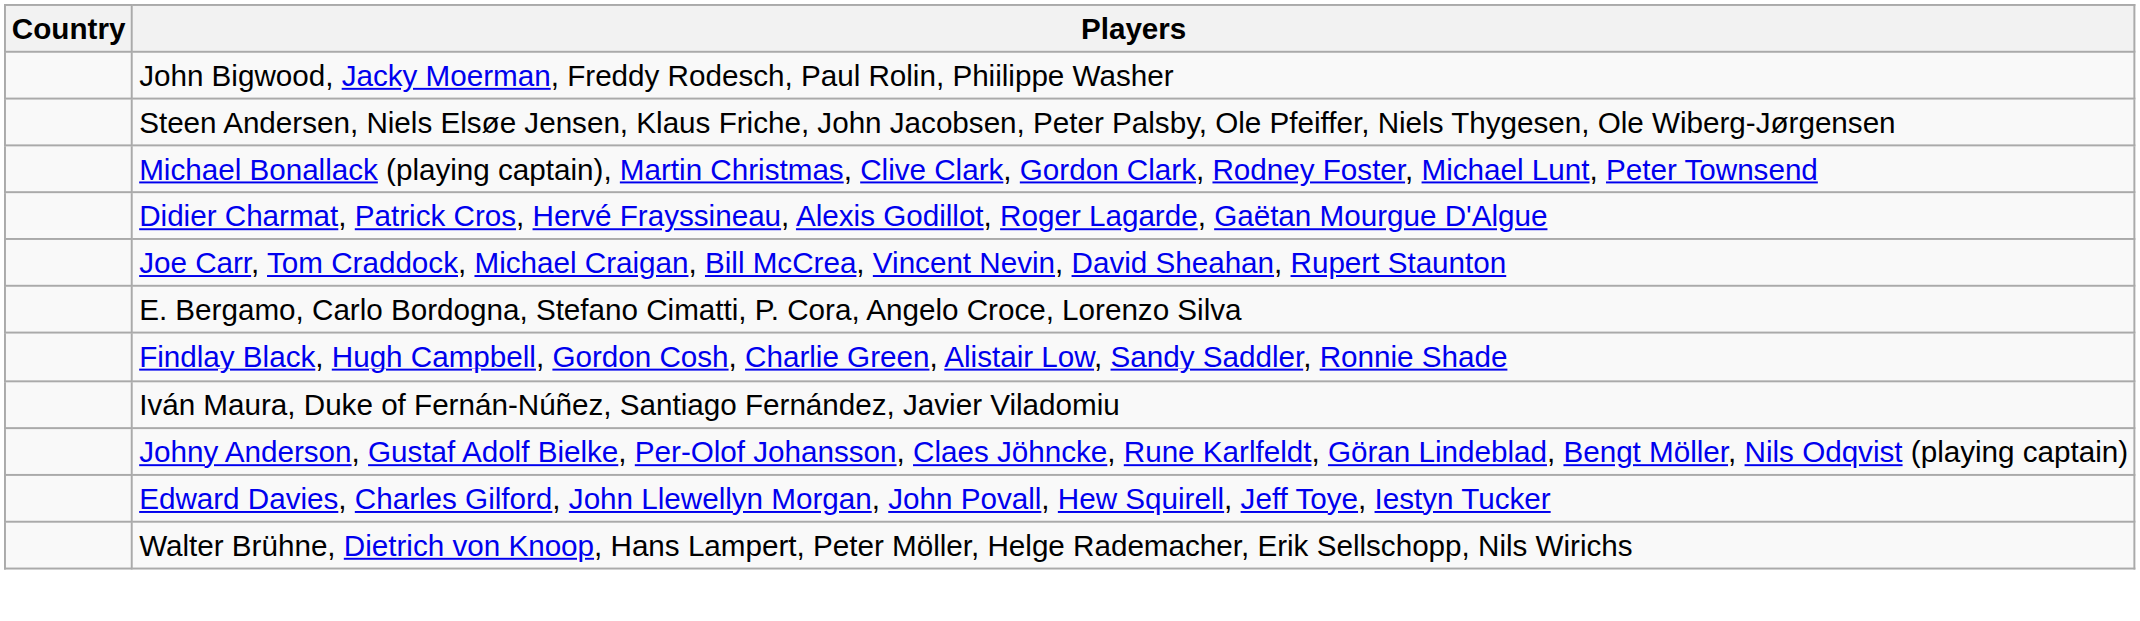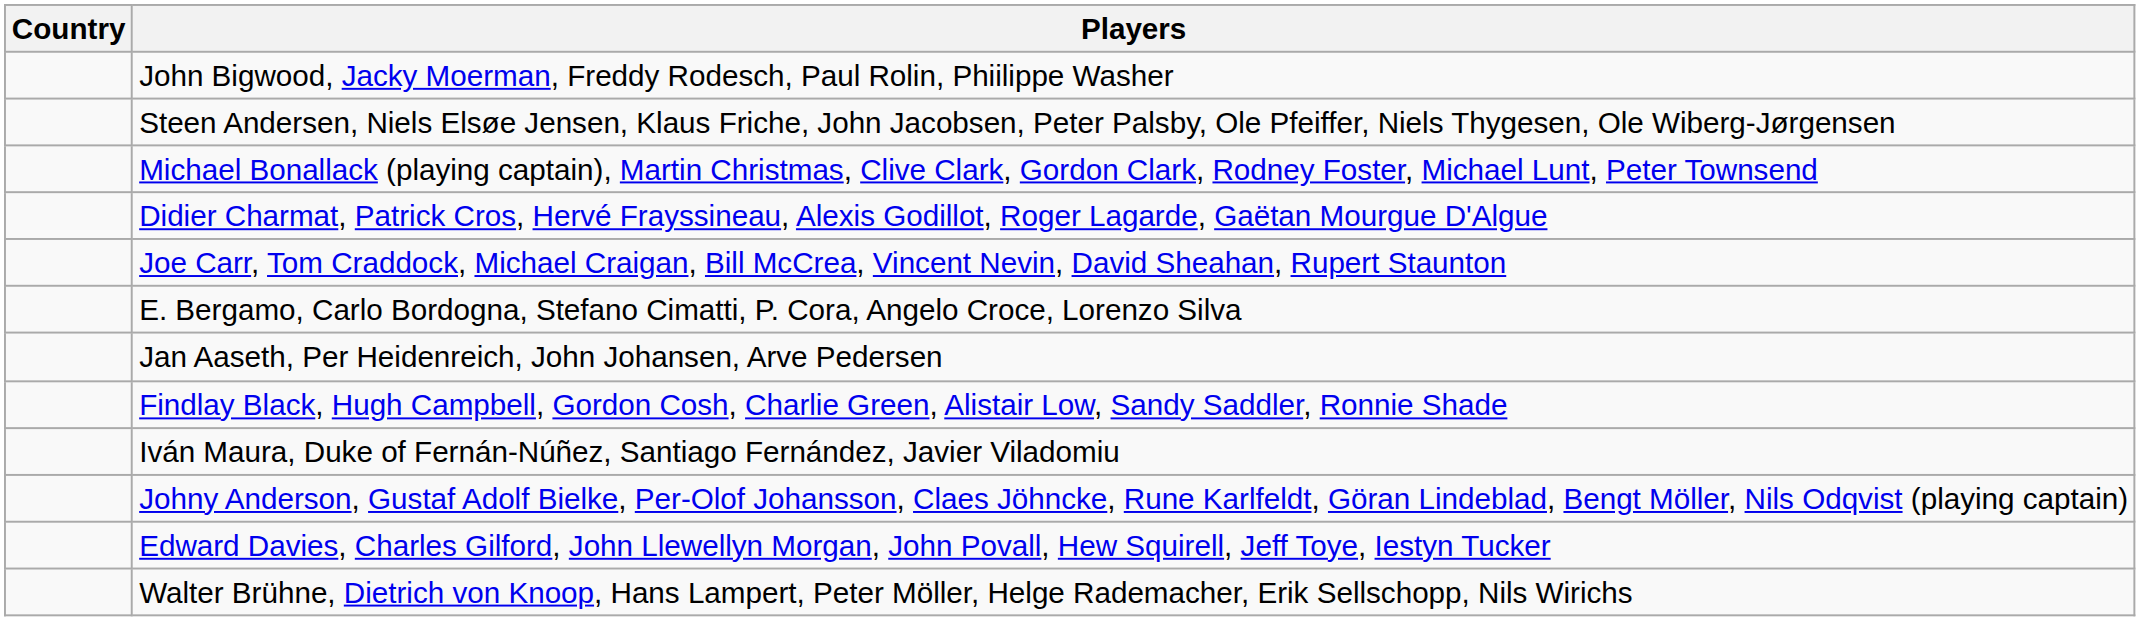+ row: (541, 357)
